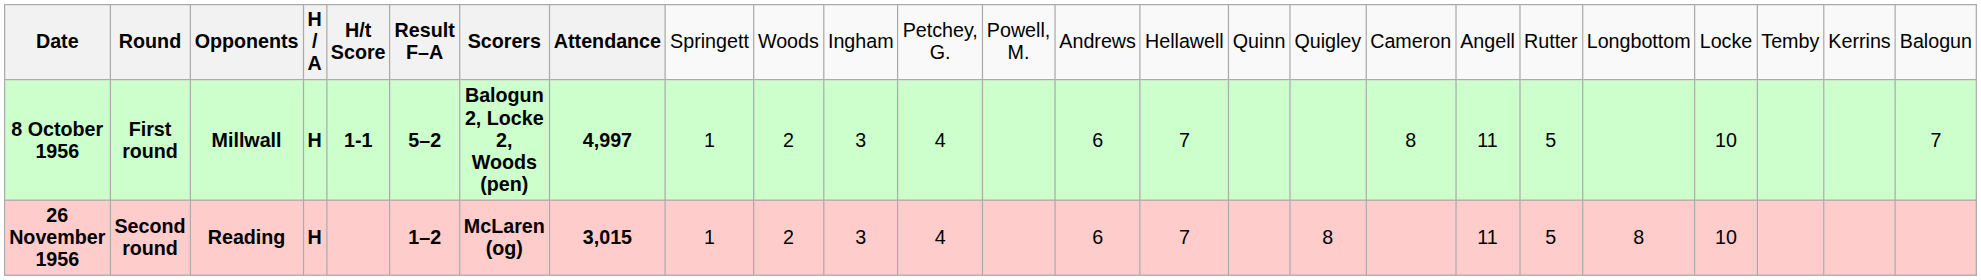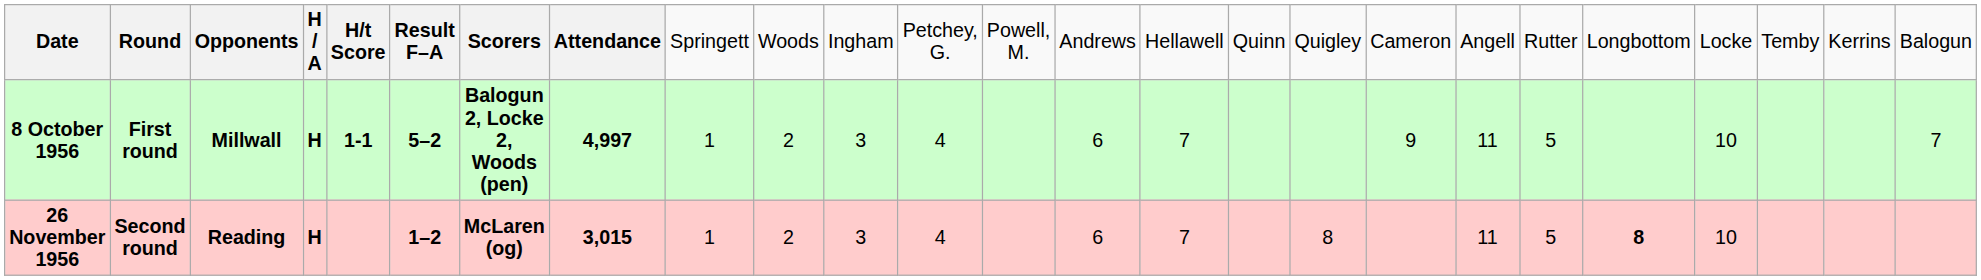(1411, 139) 8 -> (1411, 139) 9
(1639, 237) normal -> (1639, 237) bold
